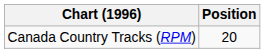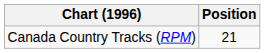(229, 37) 20 -> (229, 37) 21
